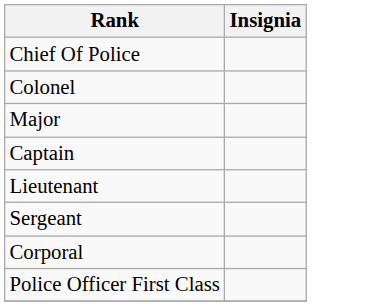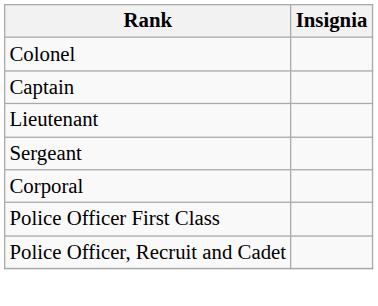- row: (75, 53)
- row: (35, 119)
+ row: (148, 251)
